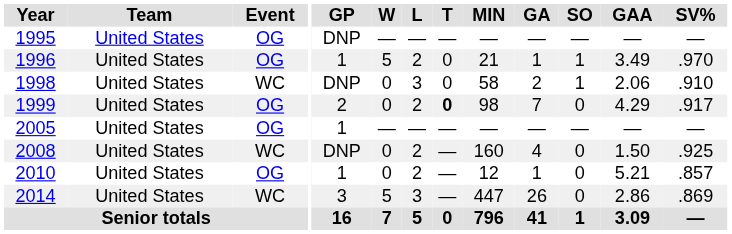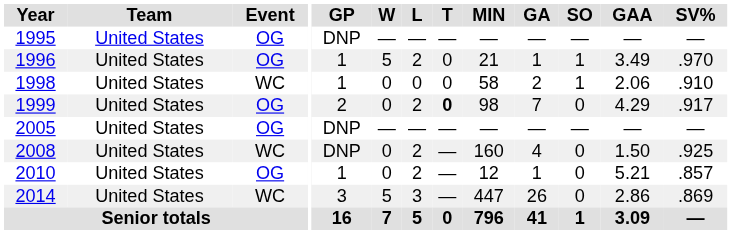(342, 83) DNP -> (342, 83) 1
(417, 83) 3 -> (417, 83) 0
(342, 128) 1 -> (342, 128) DNP
